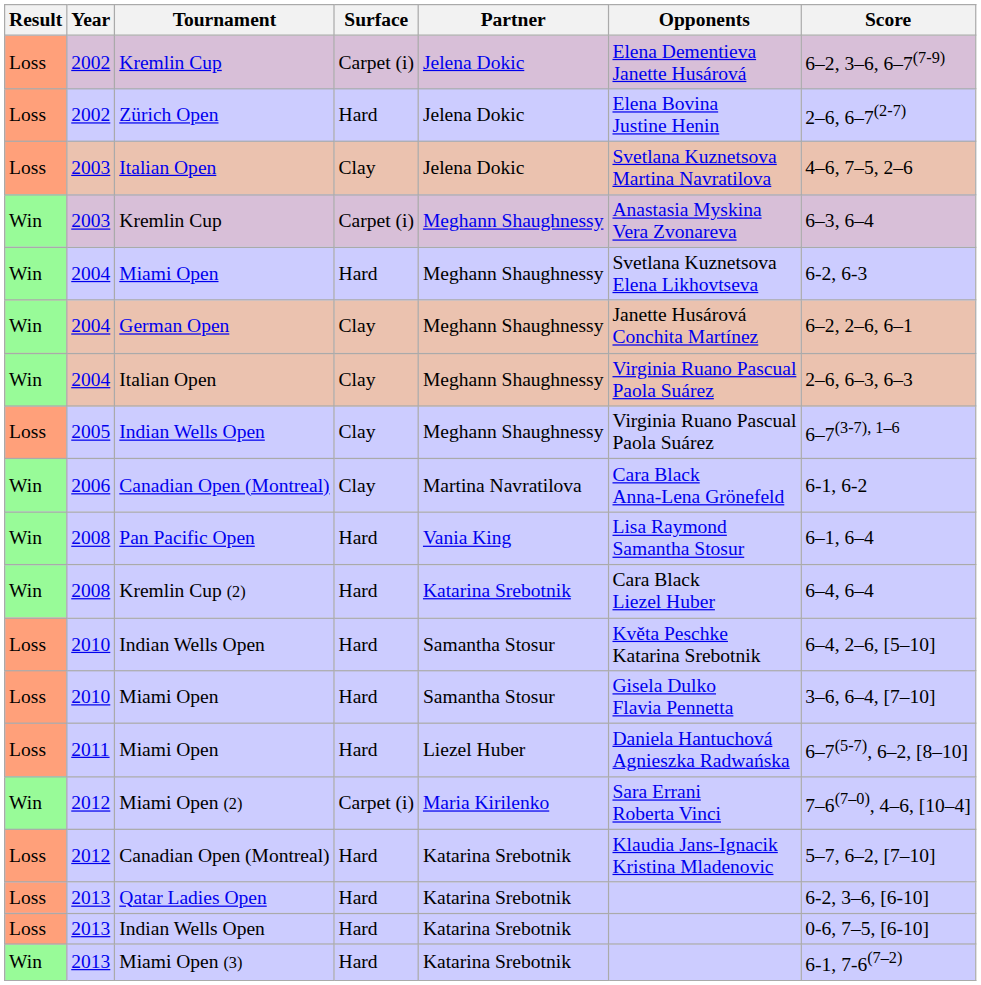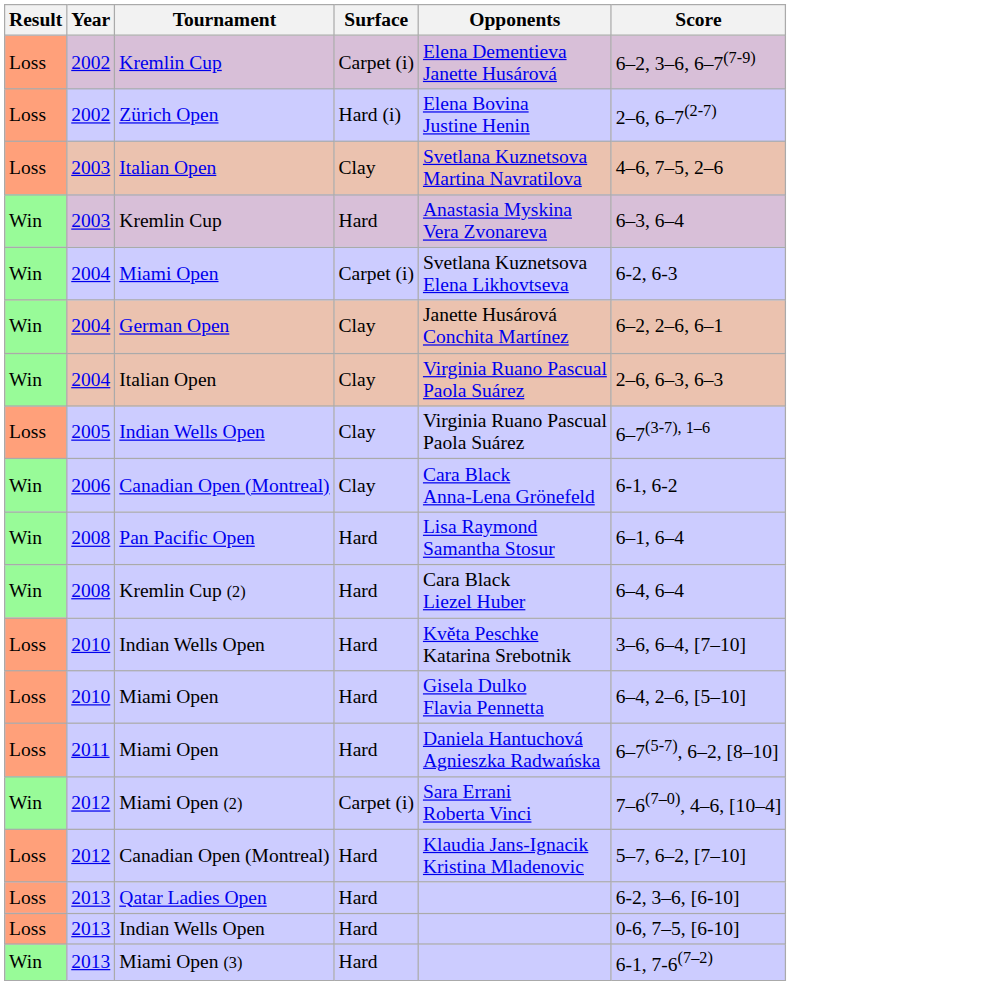- column: (513, 19)
(358, 114) Hard -> (370, 114) Hard (i)
(376, 220) Carpet (i) -> (358, 220) Hard
(358, 273) Hard -> (376, 273) Carpet (i)
(870, 644) 6–4, 2–6, [5–10] -> (681, 644) 3–6, 6–4, [7–10]
(870, 696) 3–6, 6–4, [7–10] -> (681, 696) 6–4, 2–6, [5–10]
